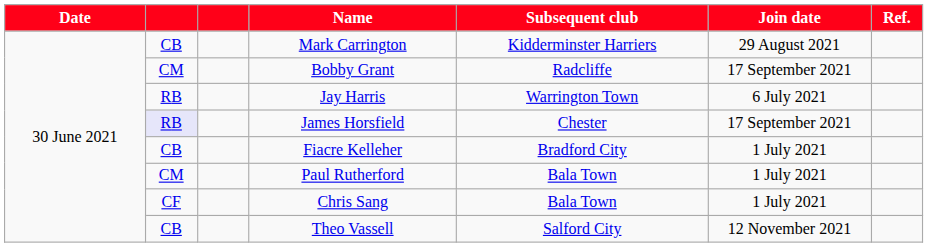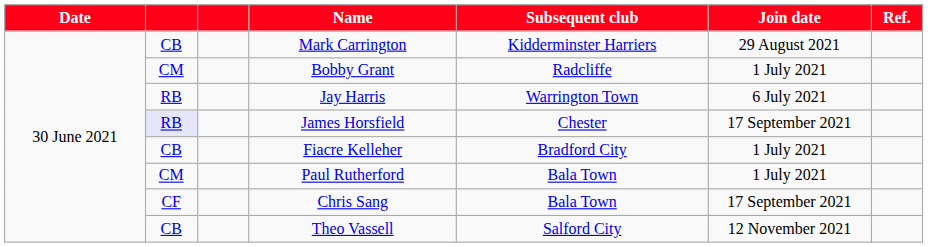(789, 70) 17 September 2021 -> (789, 70) 1 July 2021
(789, 202) 1 July 2021 -> (789, 202) 17 September 2021
